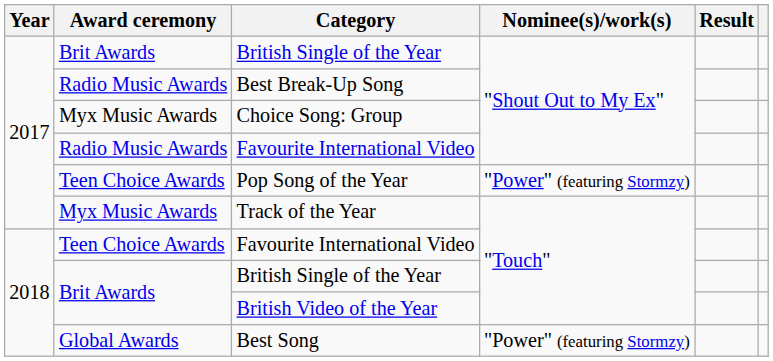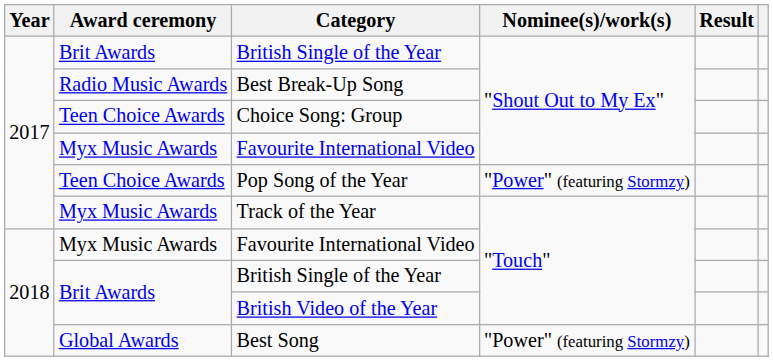(138, 116) Myx Music Awards -> (142, 116) Teen Choice Awards
(143, 148) Radio Music Awards -> (138, 148) Myx Music Awards
(142, 244) Teen Choice Awards -> (138, 244) Myx Music Awards
